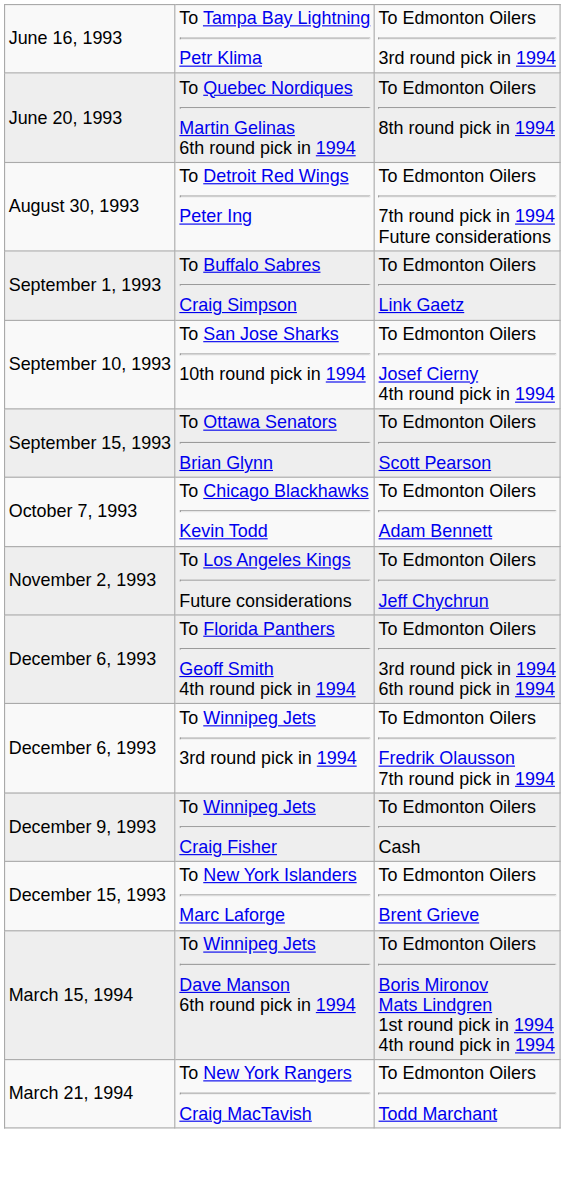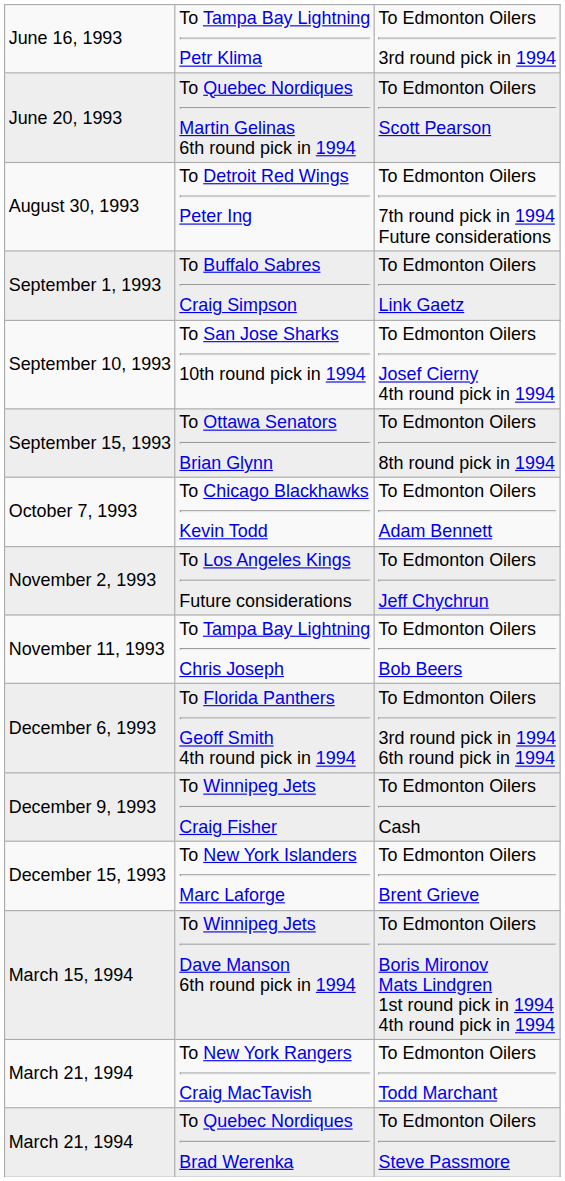(467, 107) To Edmonton Oilers 8th round pick in 1994 -> (467, 107) To Edmonton Oilers Scott Pearson
(467, 443) To Edmonton Oilers Scott Pearson -> (467, 443) To Edmonton Oilers 8th round pick in 1994
+ row: (275, 649)
- row: (275, 738)
+ row: (275, 1142)
